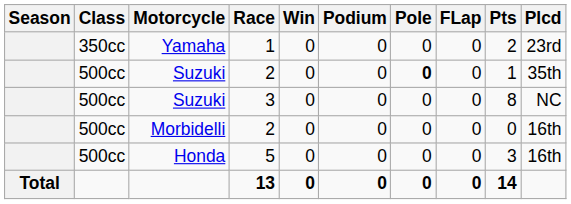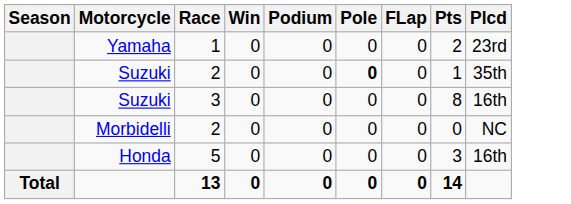- column: (102, 18)
(549, 101) NC -> (490, 101) 16th
(545, 128) 16th -> (494, 128) NC
